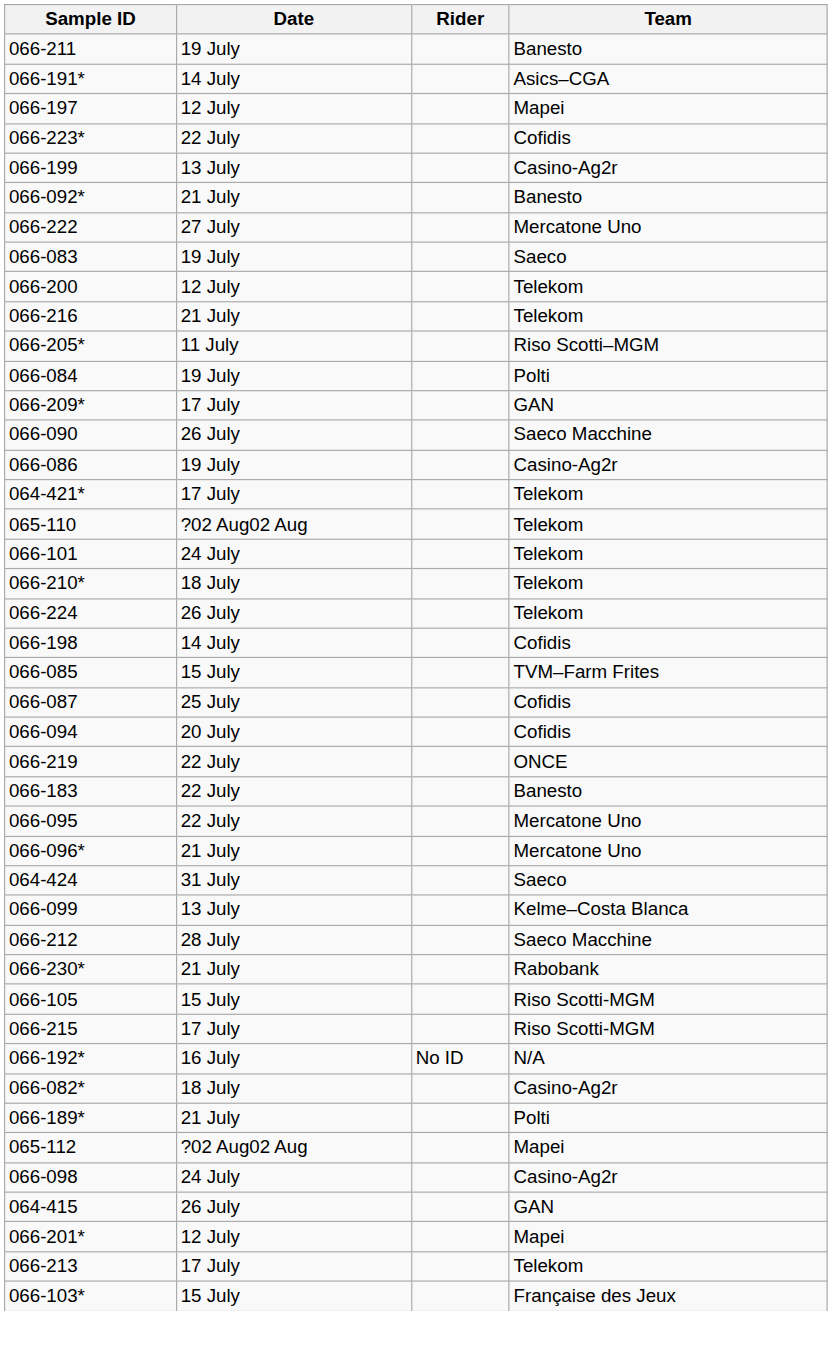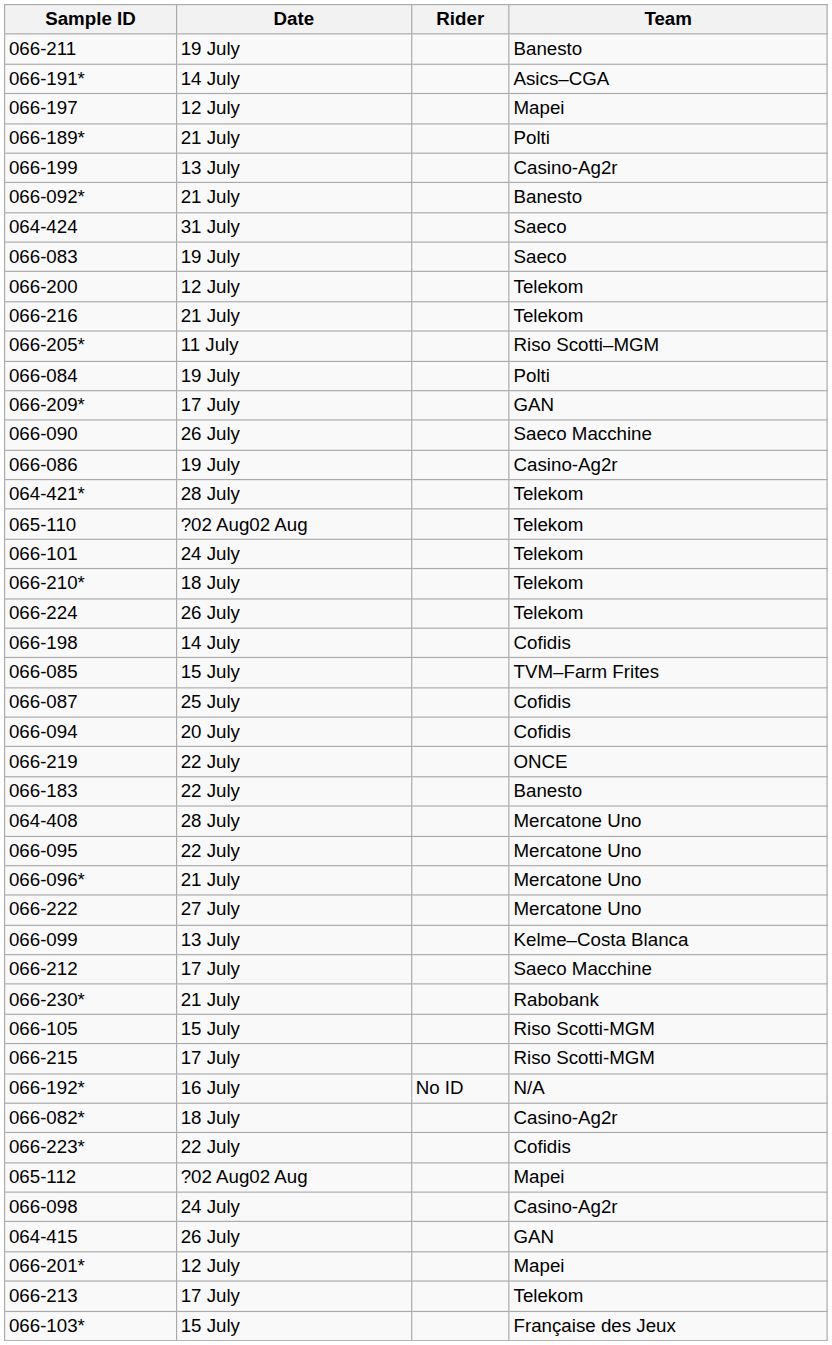rows swapped: (47, 1117) <-> (47, 138)
rows swapped: (43, 880) <-> (43, 227)
(210, 494) 17 July -> (210, 494) 28 July
+ row: (43, 820)
(210, 939) 28 July -> (210, 969) 17 July
